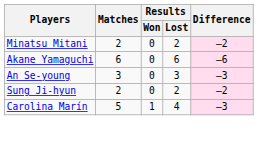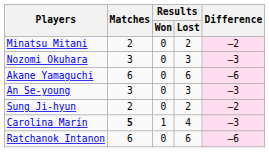+ row: (47, 60)
(118, 107) normal -> (130, 123) bold
+ row: (56, 139)
